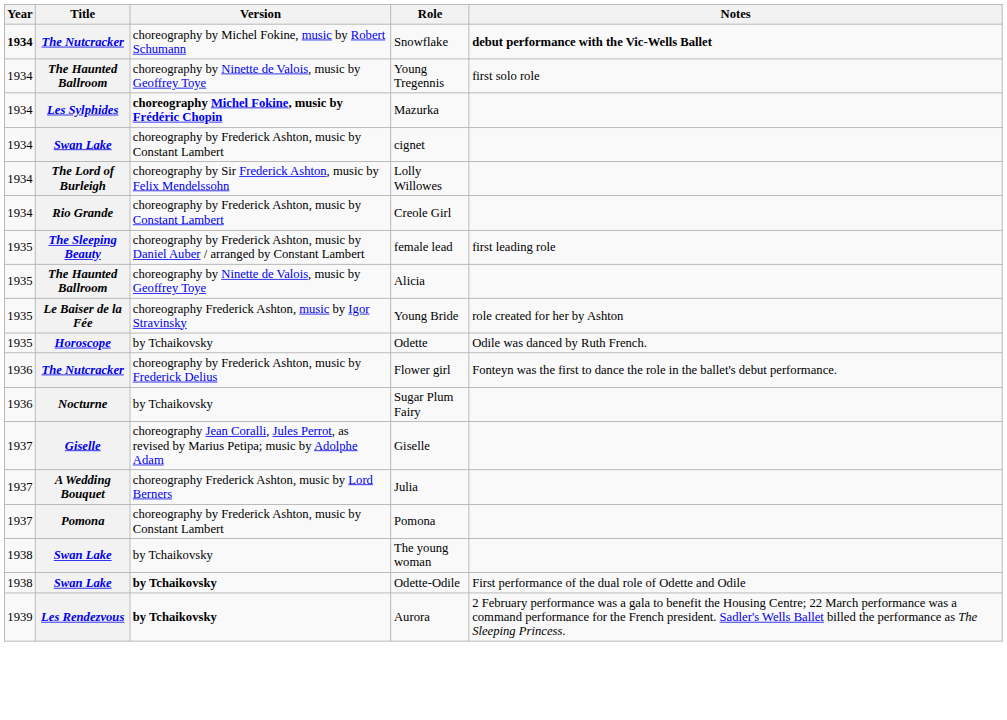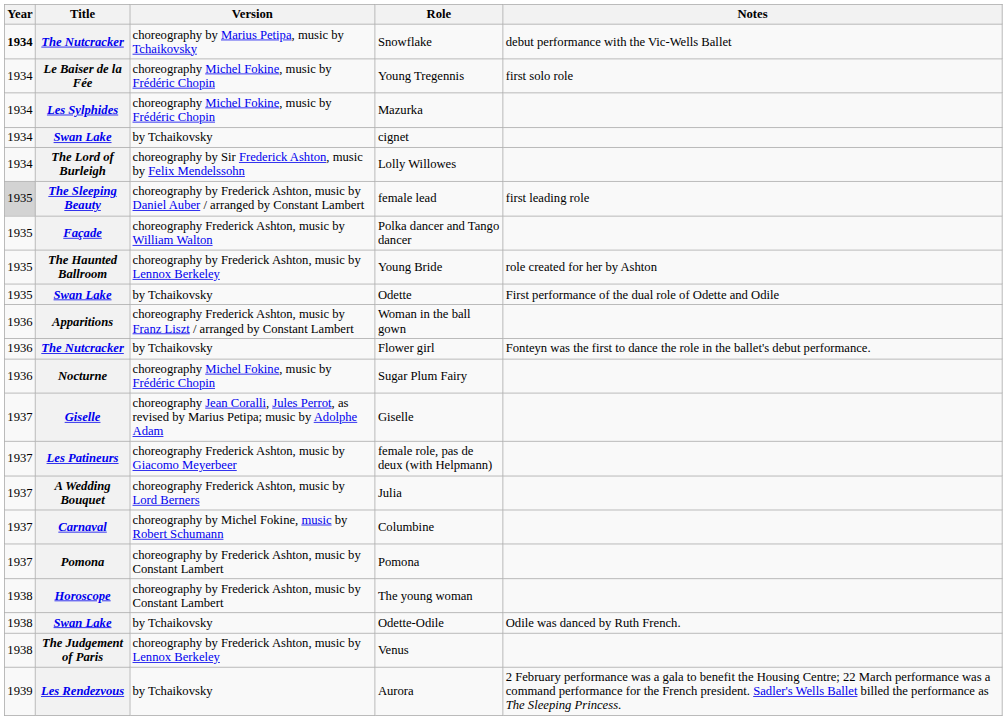(259, 41) choreography by Michel Fokine, music by Robert Schumann -> (238, 41) choreography by Marius Petipa, music by Tchaikovsky
(592, 41) bold -> (619, 41) normal
(83, 75) The Haunted Ballroom -> (83, 75) Le Baiser de la Fée
(247, 75) choreography by Ninette de Valois, music by Geoffrey Toye -> (232, 75) choreography Michel Fokine, music by Frédéric Chopin
(238, 110) bold -> (232, 110) normal
(247, 144) choreography by Frederick Ashton, music by Constant Lambert -> (173, 137) by Tchaikovsky
- row: (423, 213)
(20, 247) no background -> (20, 198) lightgrey background
- row: (409, 281)
+ row: (439, 233)
(83, 315) Le Baiser de la Fée -> (83, 267) The Haunted Ballroom
(251, 315) choreography Frederick Ashton, music by Igor Stravinsky -> (247, 267) choreography by Frederick Ashton, music by Lennox Berkeley
(83, 342) Horoscope -> (83, 294) Swan Lake
(560, 342) Odile was danced by Ruth French. -> (642, 294) First performance of the dual role of Odette and Odile
+ row: (424, 321)
(247, 370) choreography by Frederick Ashton, music by Frederick Delius -> (173, 348) by Tchaikovsky
(173, 404) by Tchaikovsky -> (232, 375) choreography Michel Fokine, music by Frédéric Chopin
+ row: (435, 458)
+ row: (406, 527)
(83, 555) Swan Lake -> (83, 595) Horoscope
(173, 555) by Tchaikovsky -> (247, 595) choreography by Frederick Ashton, music by Constant Lambert
(175, 582) bold -> (173, 622) normal
(609, 582) First performance of the dual role of Odette and Odile -> (593, 622) Odile was danced by Ruth French.
+ row: (393, 650)
(175, 617) bold -> (173, 691) normal
